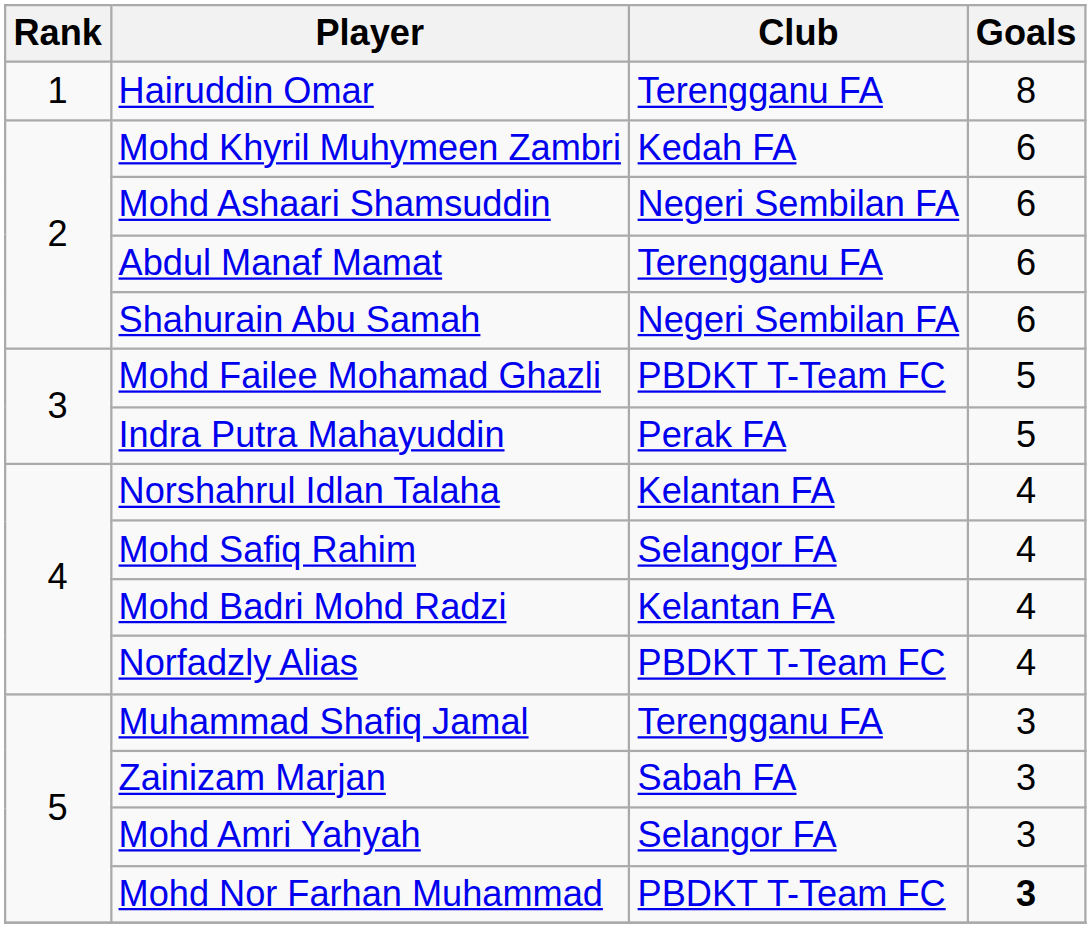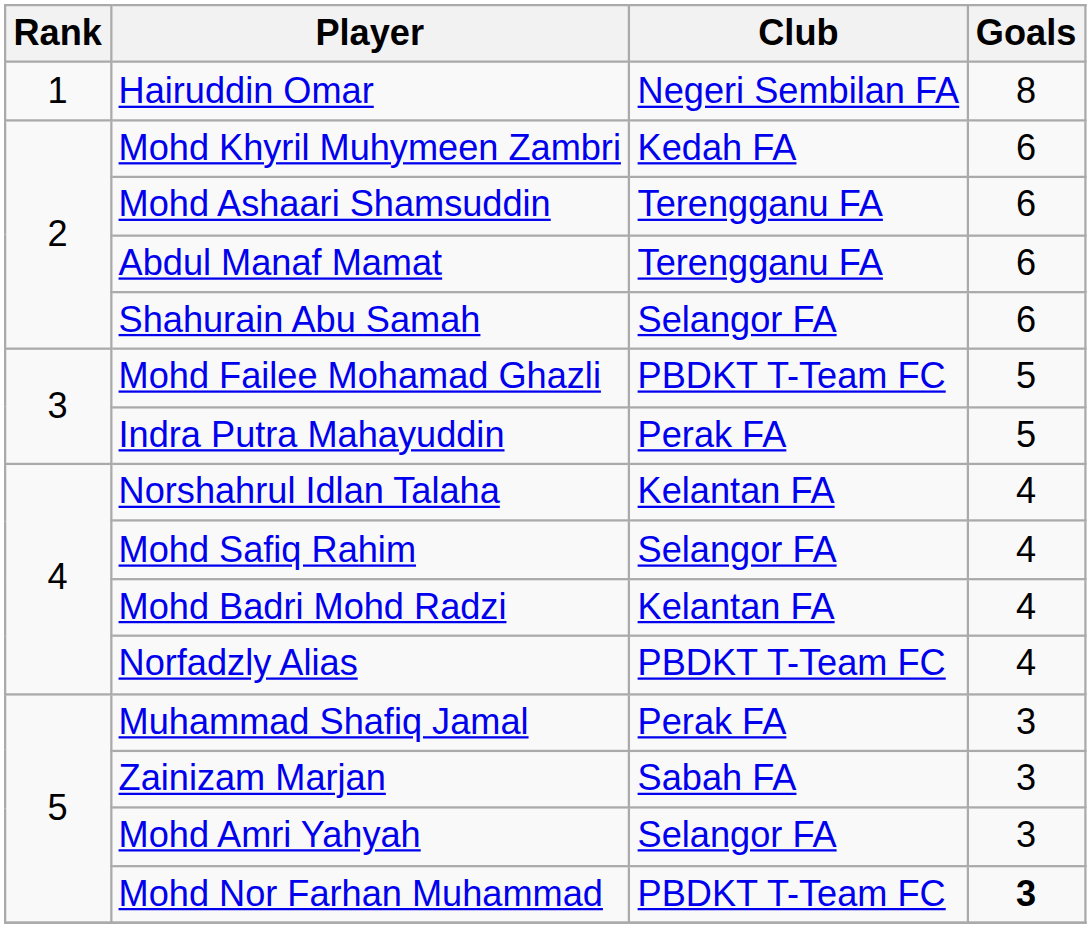(760, 90) Terengganu FA -> (798, 90) Negeri Sembilan FA
(798, 205) Negeri Sembilan FA -> (760, 205) Terengganu FA
(798, 319) Negeri Sembilan FA -> (737, 319) Selangor FA
(760, 721) Terengganu FA -> (712, 721) Perak FA
